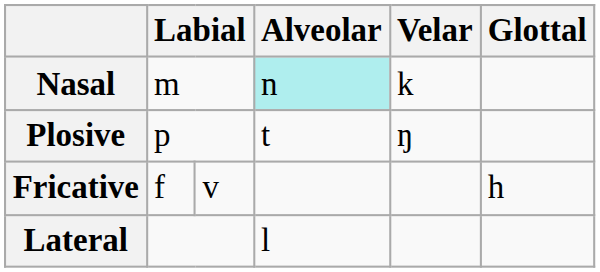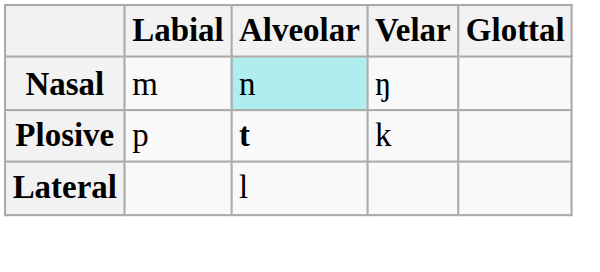(405, 82) k -> (383, 82) ŋ
(265, 135) normal -> (244, 135) bold
(405, 135) ŋ -> (383, 135) k
- row: (76, 187)
